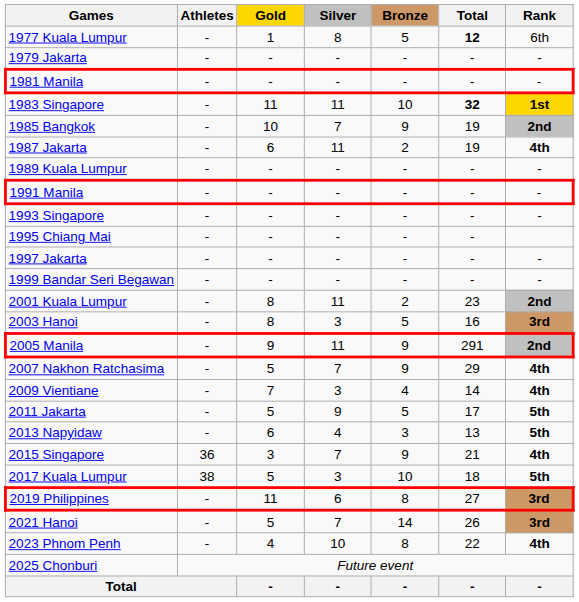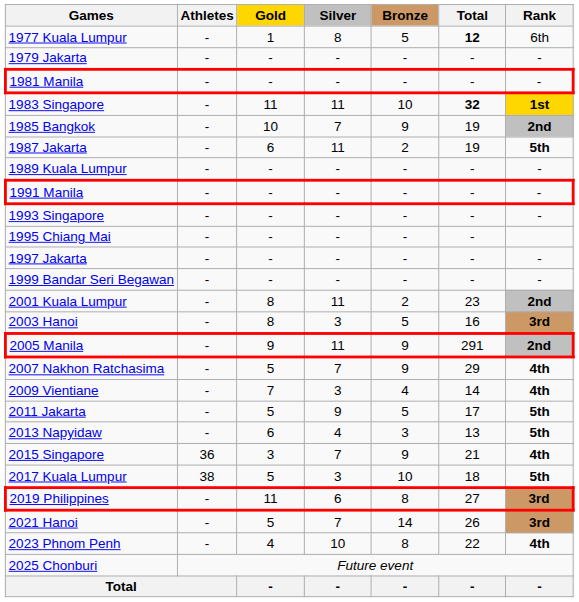(540, 148) 4th -> (540, 148) 5th
